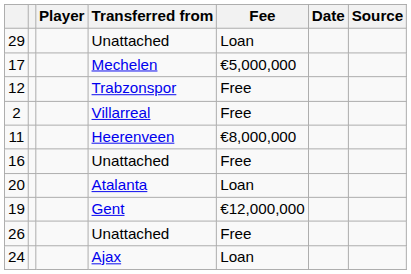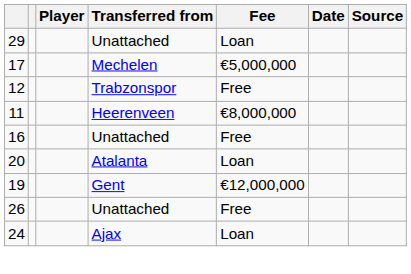- row: (16, 112)
